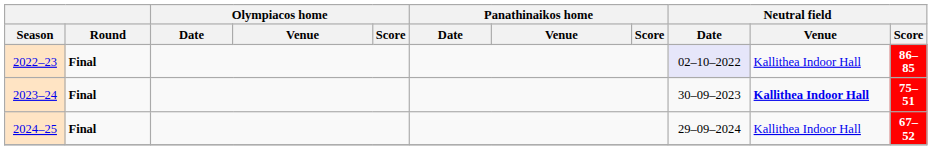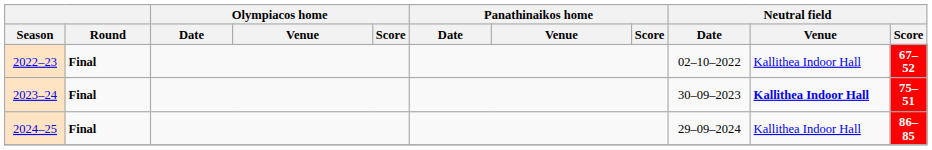(709, 61) lavender background -> (709, 61) no background
(909, 61) 86–85 -> (909, 61) 67–52
(909, 128) 67–52 -> (909, 128) 86–85
